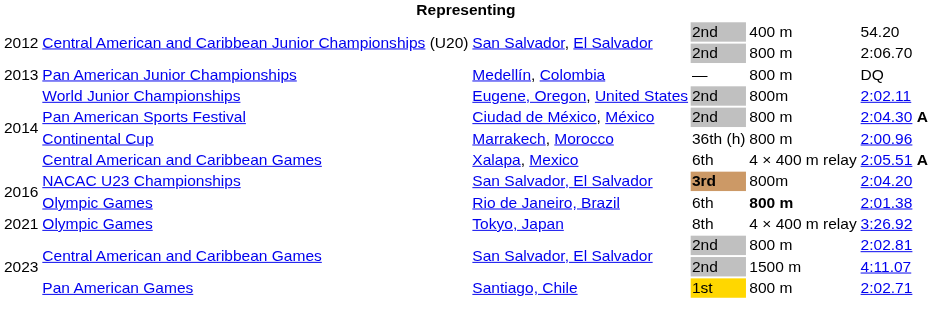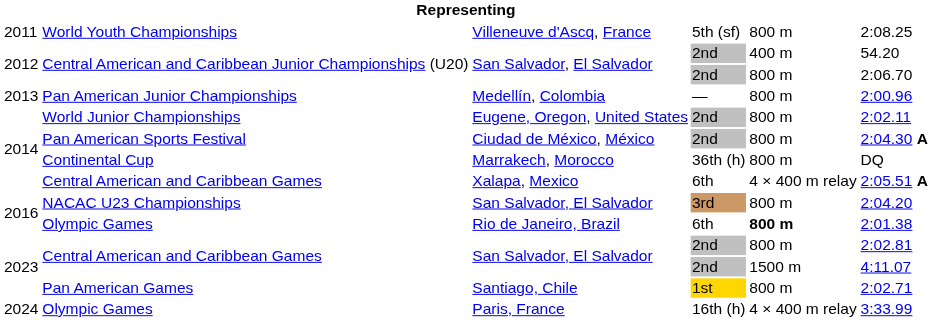+ row: (140, 31)
(872, 74) DQ -> (886, 96) 2:00.96
(769, 96) 800m -> (771, 117) 800 m
(886, 138) 2:00.96 -> (872, 160) DQ
(704, 181) bold -> (703, 202) normal
(769, 181) 800m -> (771, 202) 800 m
- row: (98, 224)
+ row: (98, 309)
